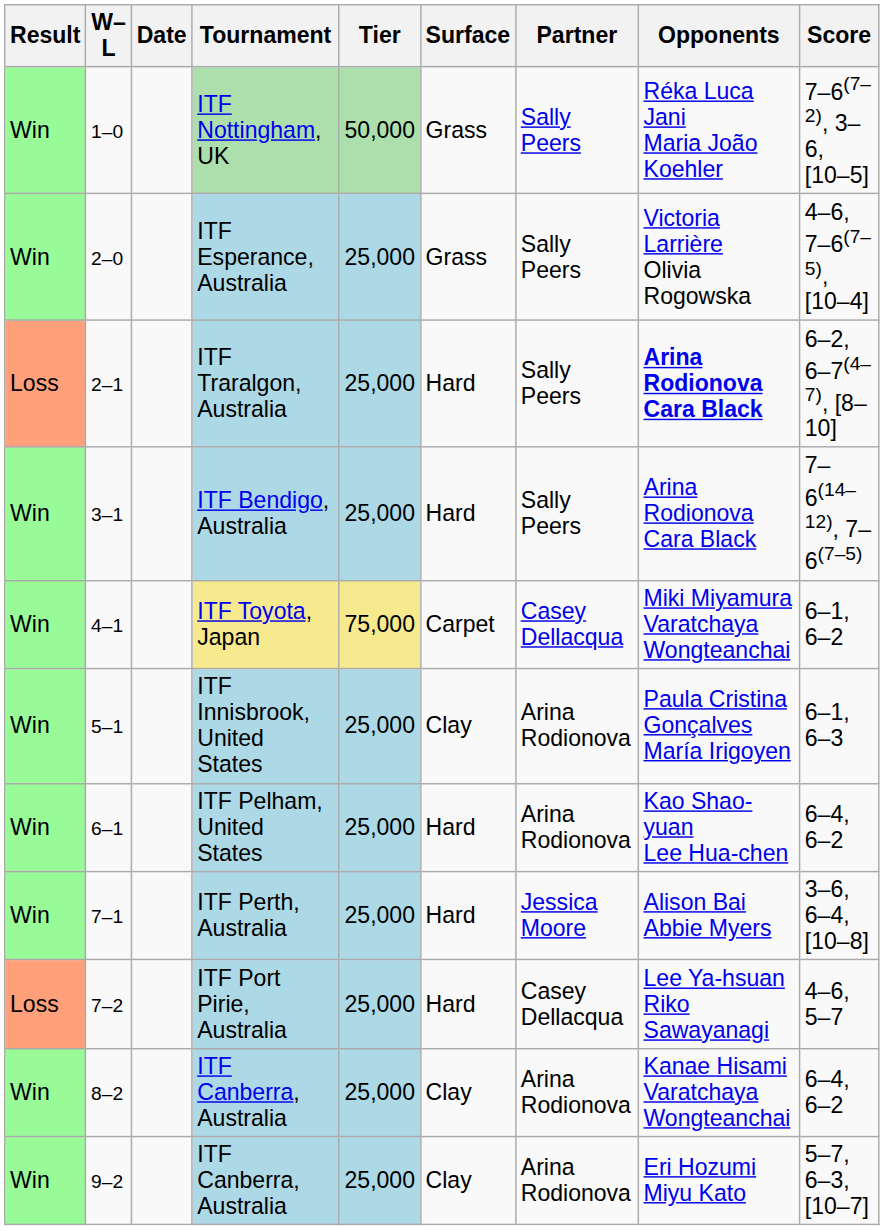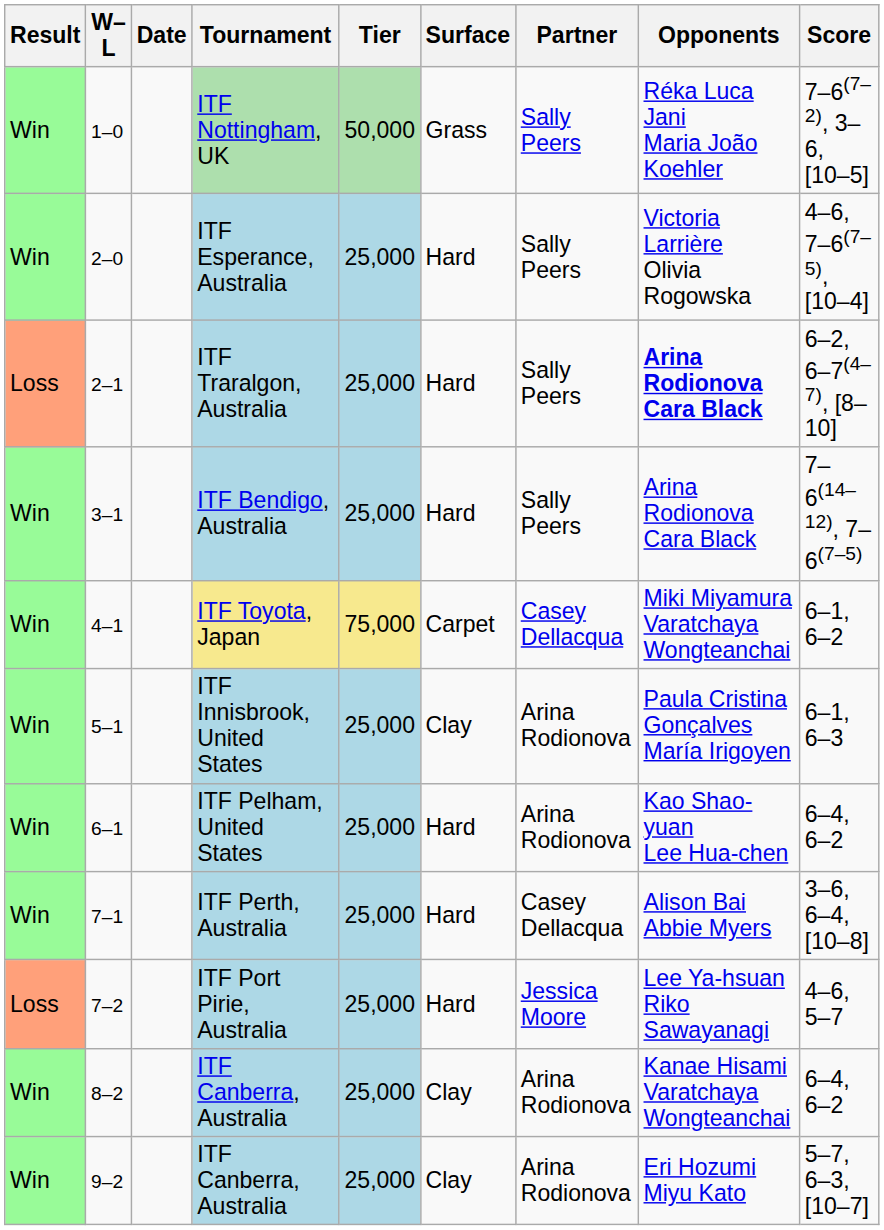(456, 257) Grass -> (451, 257) Hard
(559, 915) Jessica Moore -> (572, 915) Casey Dellacqua
(572, 1003) Casey Dellacqua -> (559, 1003) Jessica Moore
